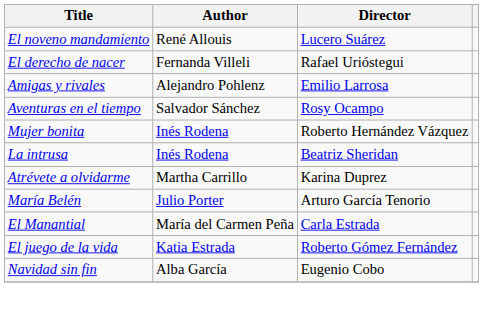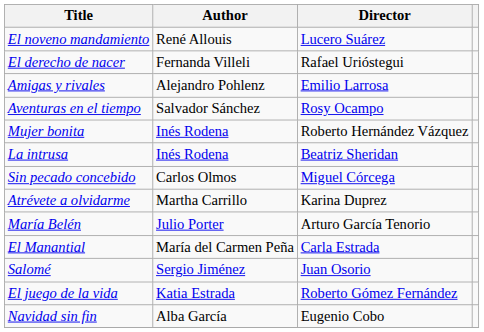+ row: (72, 177)
+ row: (29, 270)
